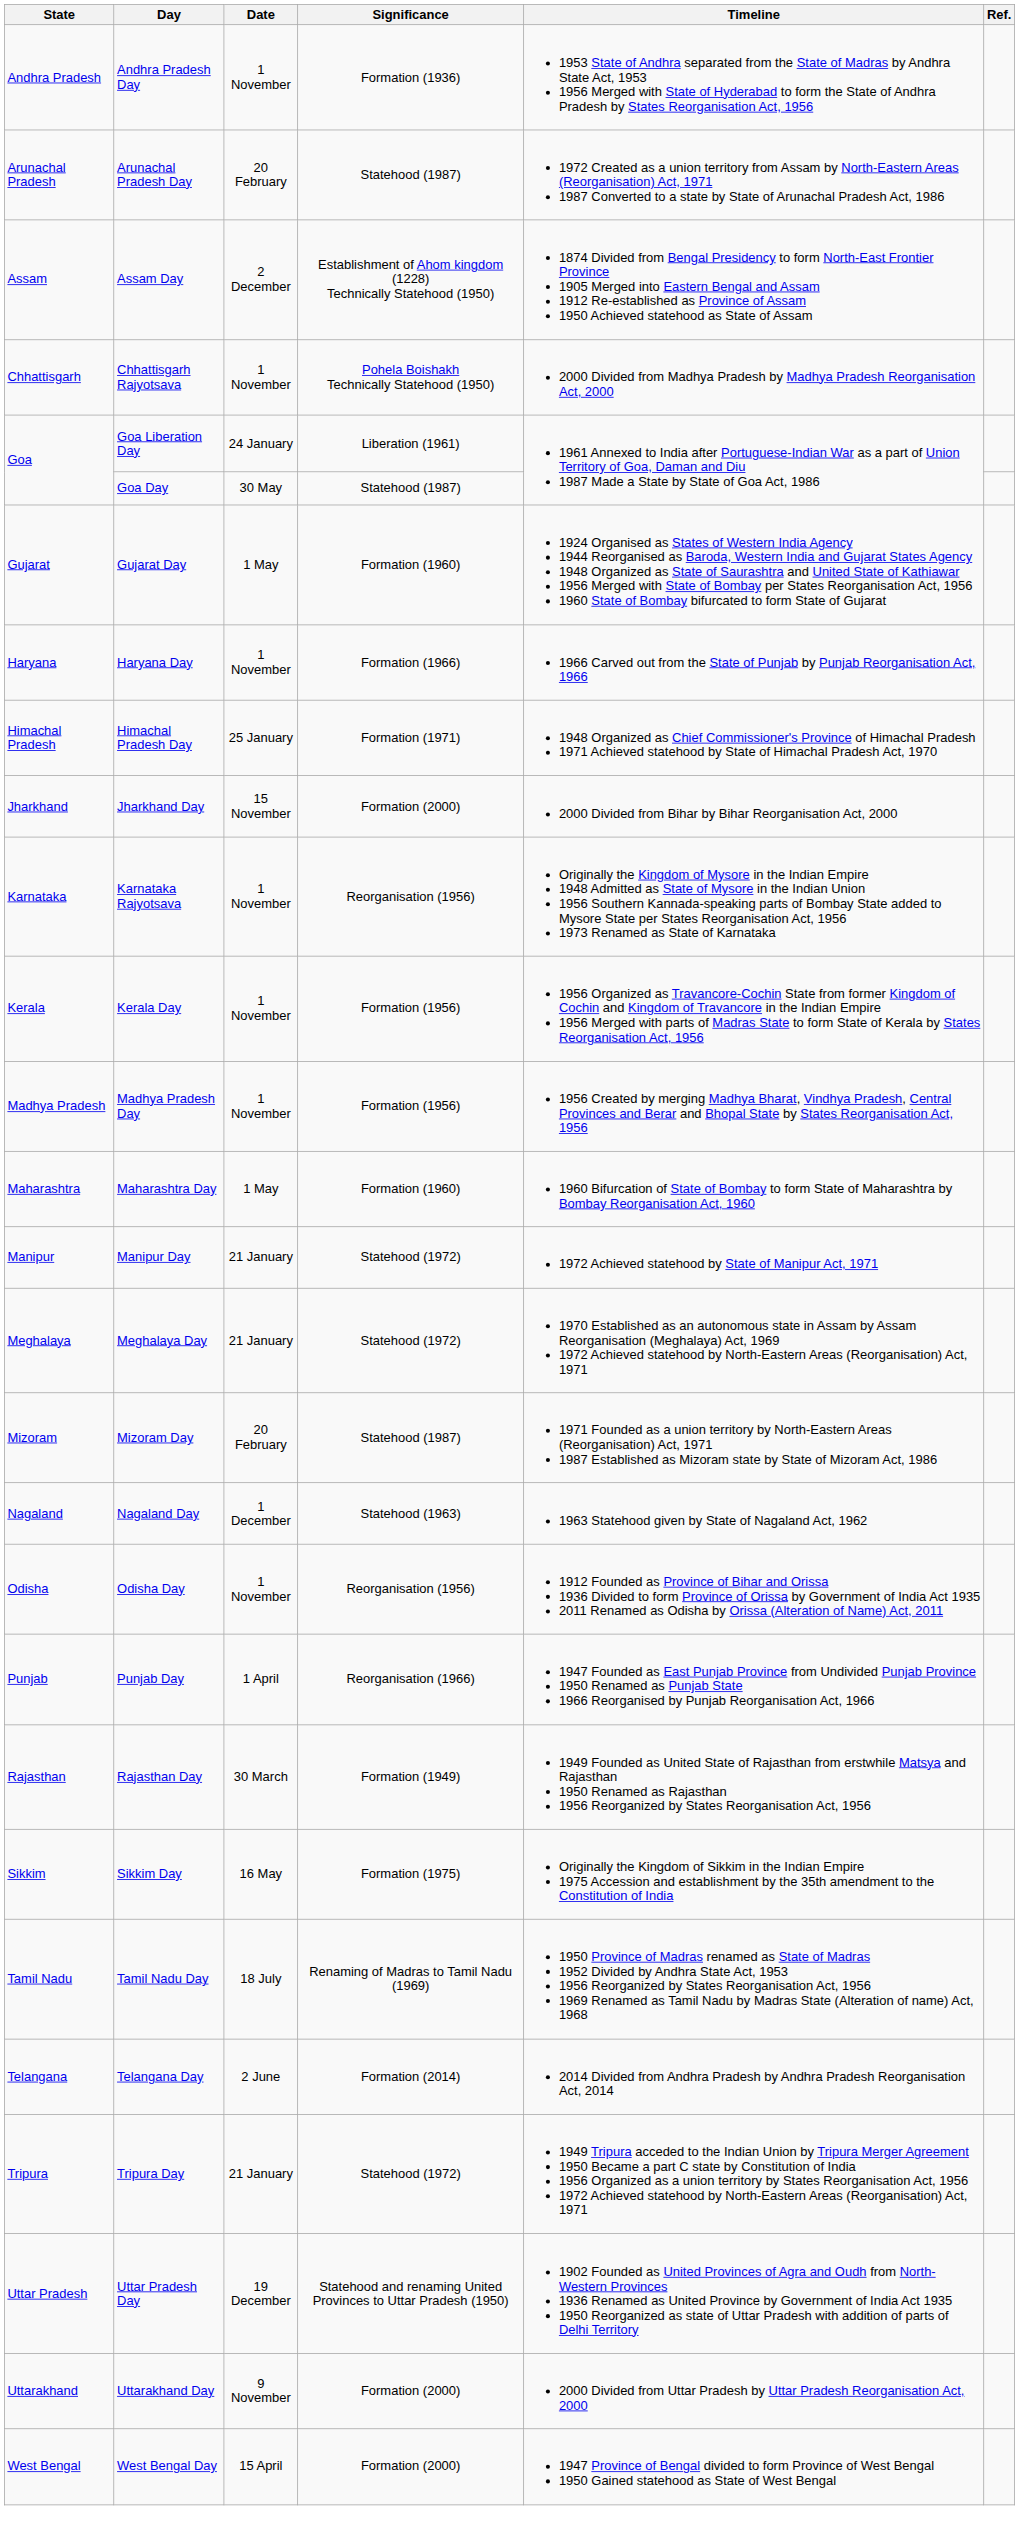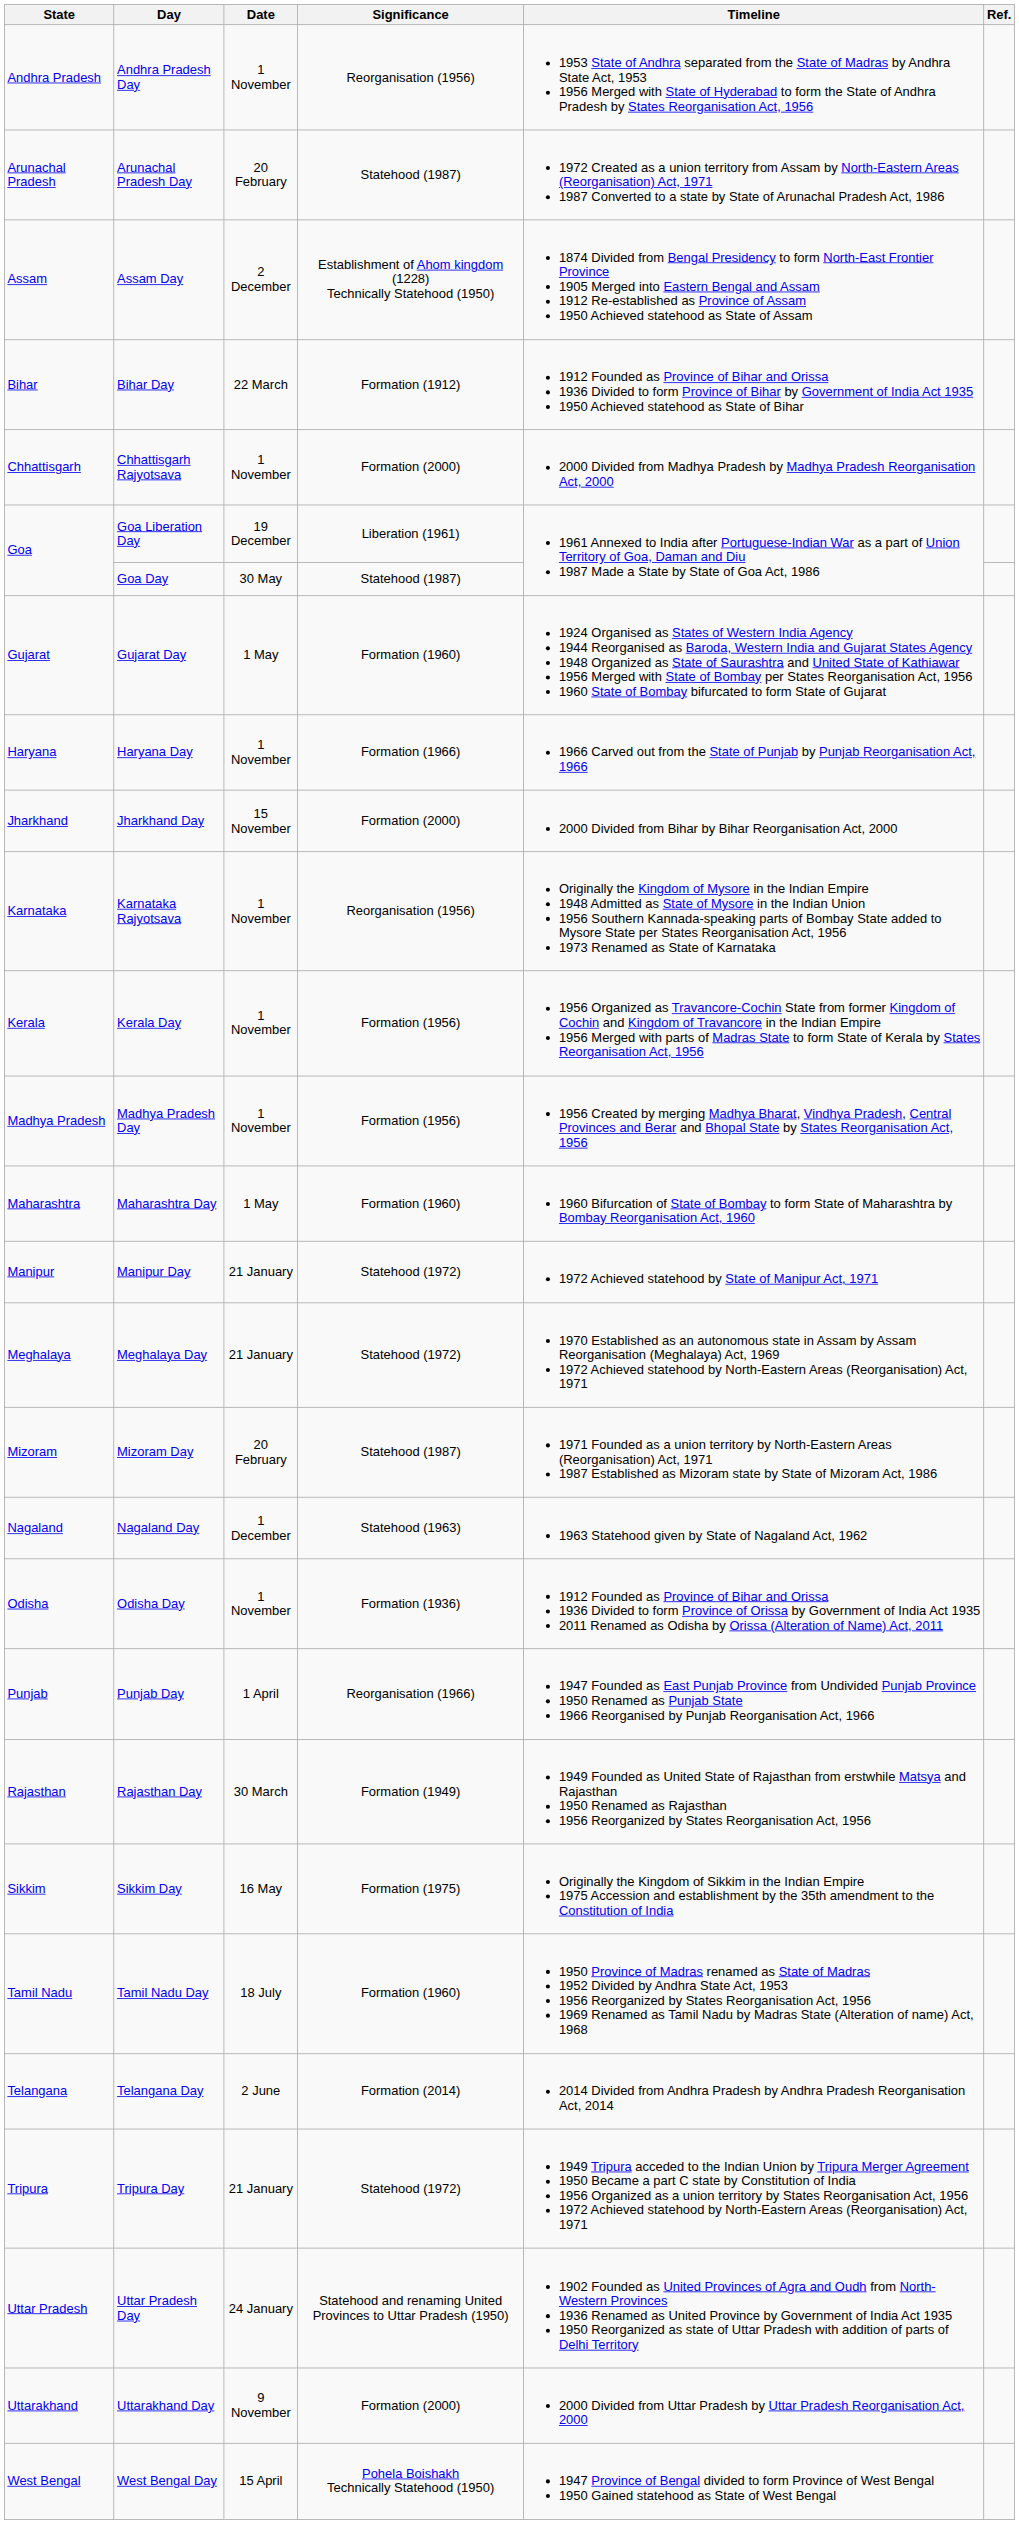(411, 77) Formation (1936) -> (411, 77) Reorganisation (1956)
+ row: (145, 384)
(411, 377) Pohela Boishakh Technically Statehood (1950) -> (411, 467) Formation (2000)
(261, 443) 24 January -> (261, 533) 19 December
- row: (155, 738)
(411, 1589) Reorganisation (1956) -> (411, 1603) Formation (1936)
(411, 1979) Renaming of Madras to Tamil Nadu (1969) -> (411, 1993) Formation (1960)
(261, 2293) 19 December -> (261, 2308) 24 January
(411, 2466) Formation (2000) -> (411, 2481) Pohela Boishakh Technically Statehood (1950)
